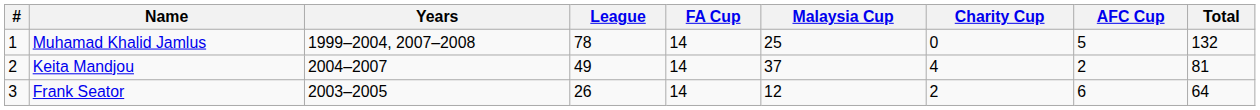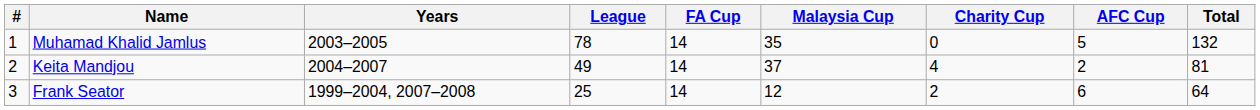(392, 42) 1999–2004, 2007–2008 -> (348, 42) 2003–2005
(773, 42) 25 -> (773, 42) 35
(348, 92) 2003–2005 -> (392, 92) 1999–2004, 2007–2008
(583, 92) 26 -> (583, 92) 25
